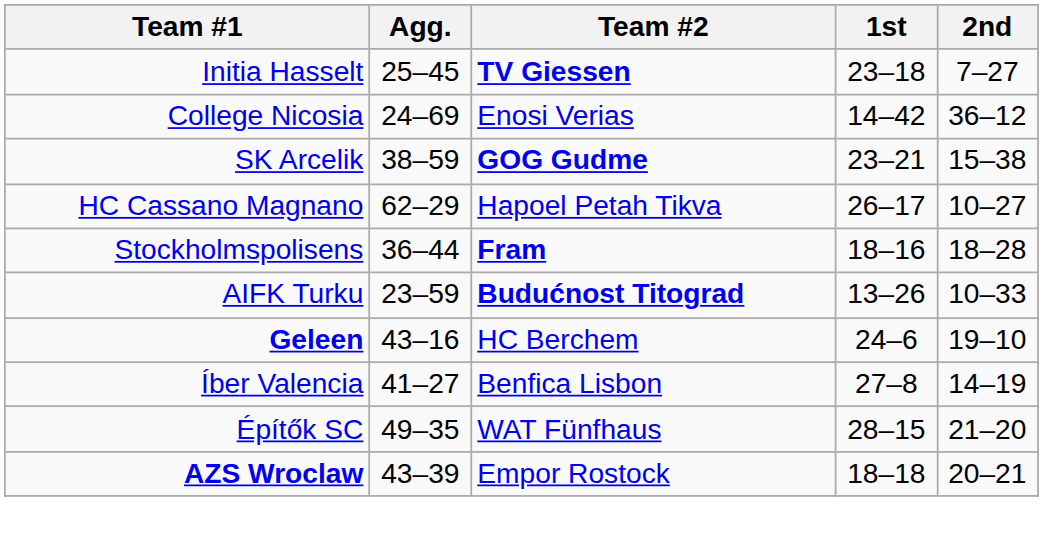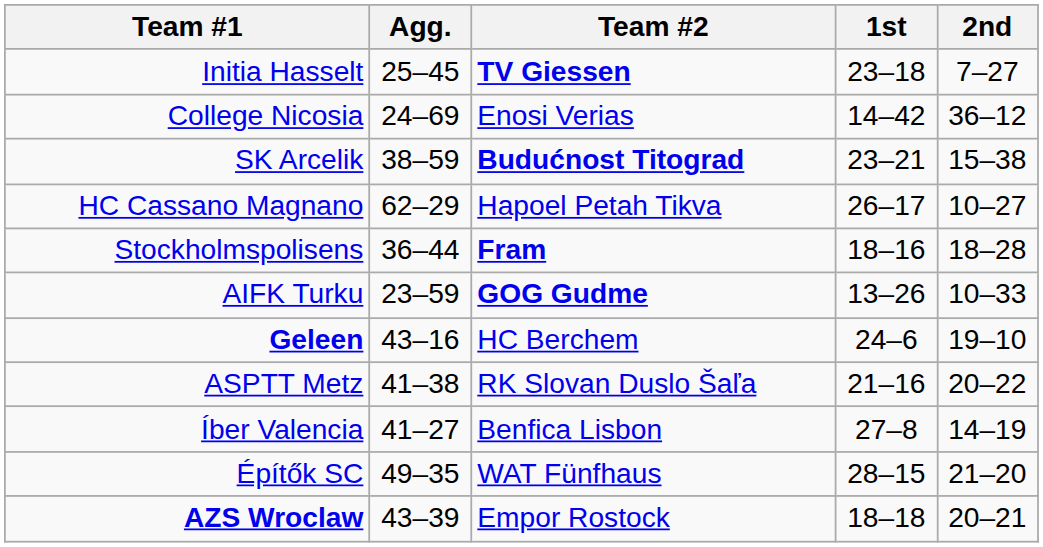(563, 160) GOG Gudme -> (611, 160) Budućnost Titograd
(611, 294) Budućnost Titograd -> (563, 294) GOG Gudme
+ row: (284, 384)
